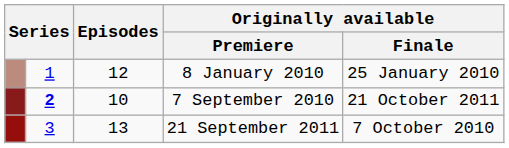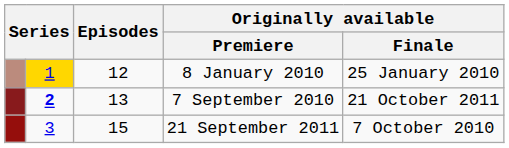(50, 74) no background -> (50, 74) gold background
(118, 101) 10 -> (118, 101) 13
(118, 129) 13 -> (118, 129) 15
